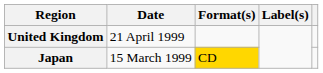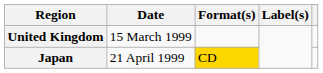(147, 36) 21 April 1999 -> (151, 36) 15 March 1999
(151, 57) 15 March 1999 -> (147, 57) 21 April 1999
